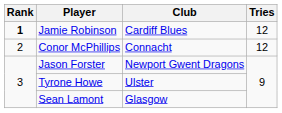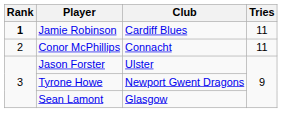(262, 30) 12 -> (262, 30) 11
(262, 47) 12 -> (262, 47) 11
(185, 64) Newport Gwent Dragons -> (139, 64) Ulster
(139, 82) Ulster -> (185, 82) Newport Gwent Dragons
